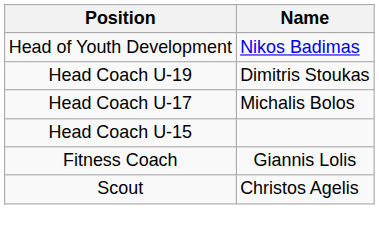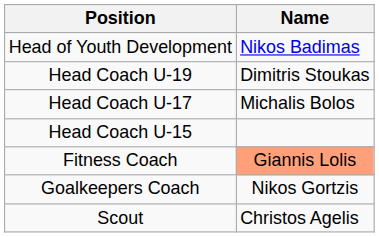(305, 160) no background -> (305, 160) lightsalmon background
+ row: (120, 189)
